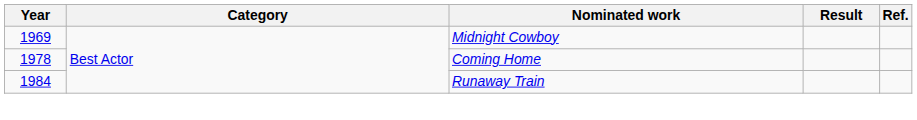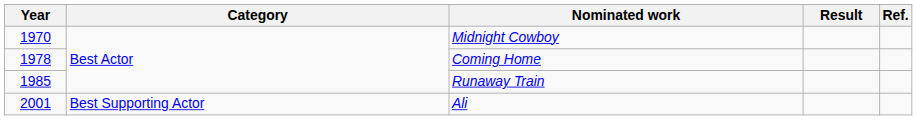(35, 37) 1969 -> (35, 37) 1970
(35, 81) 1984 -> (35, 81) 1985
+ row: (460, 103)
